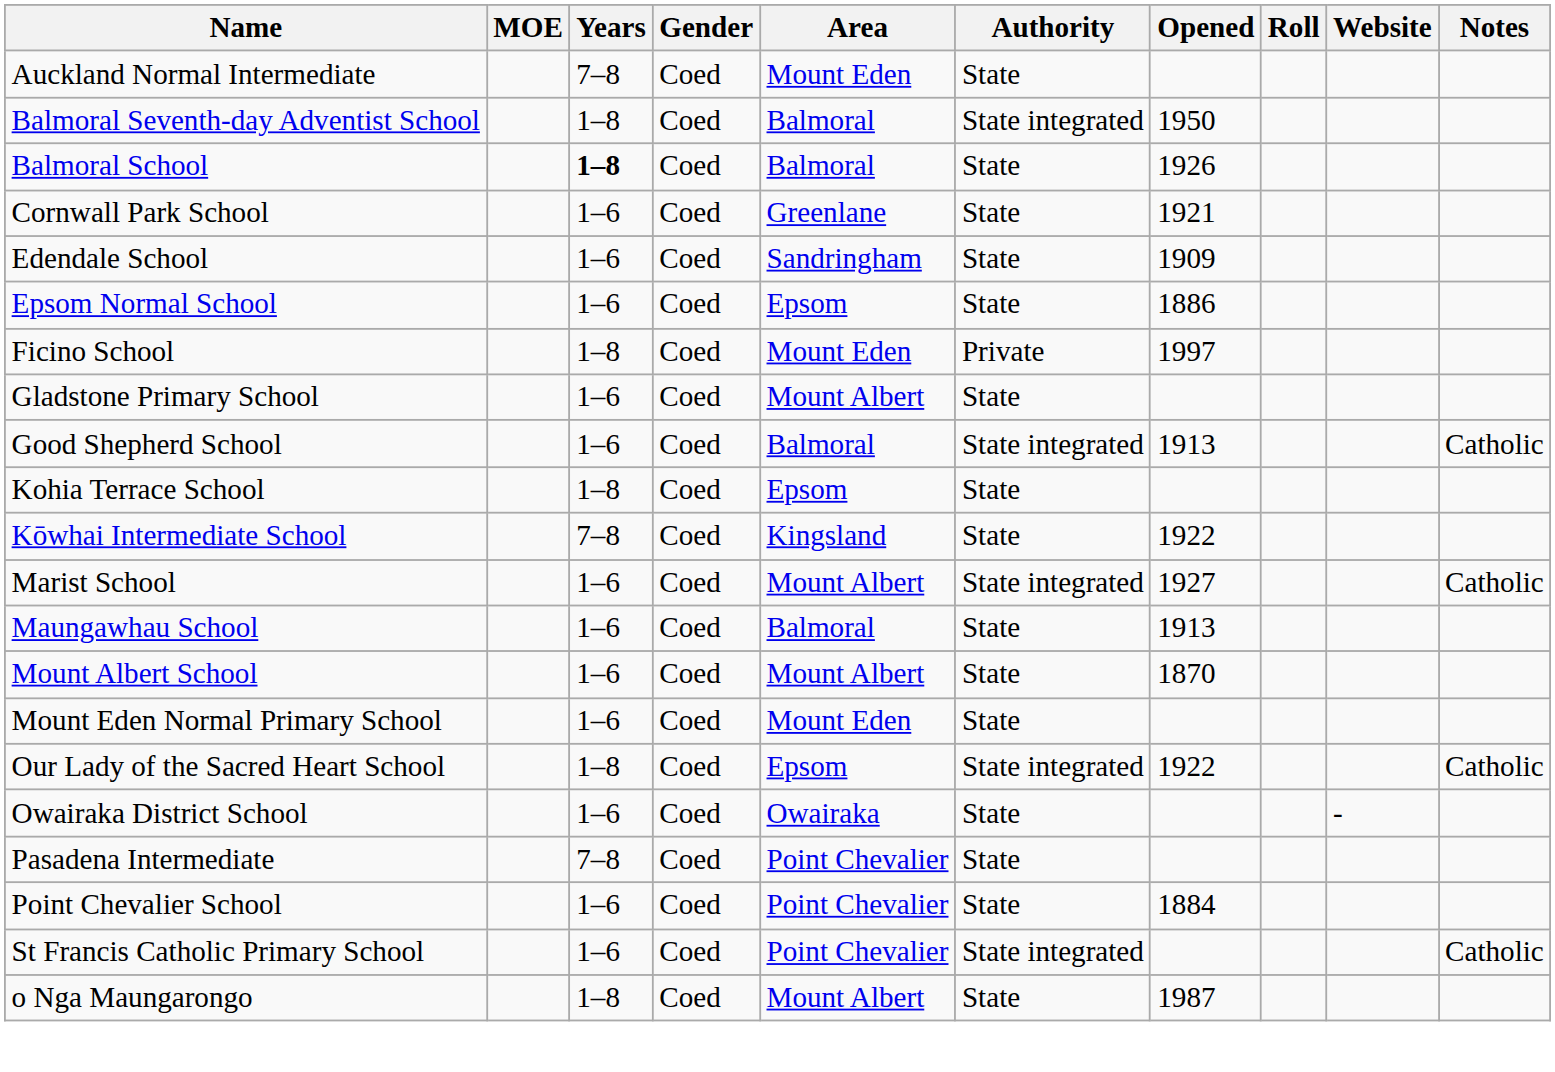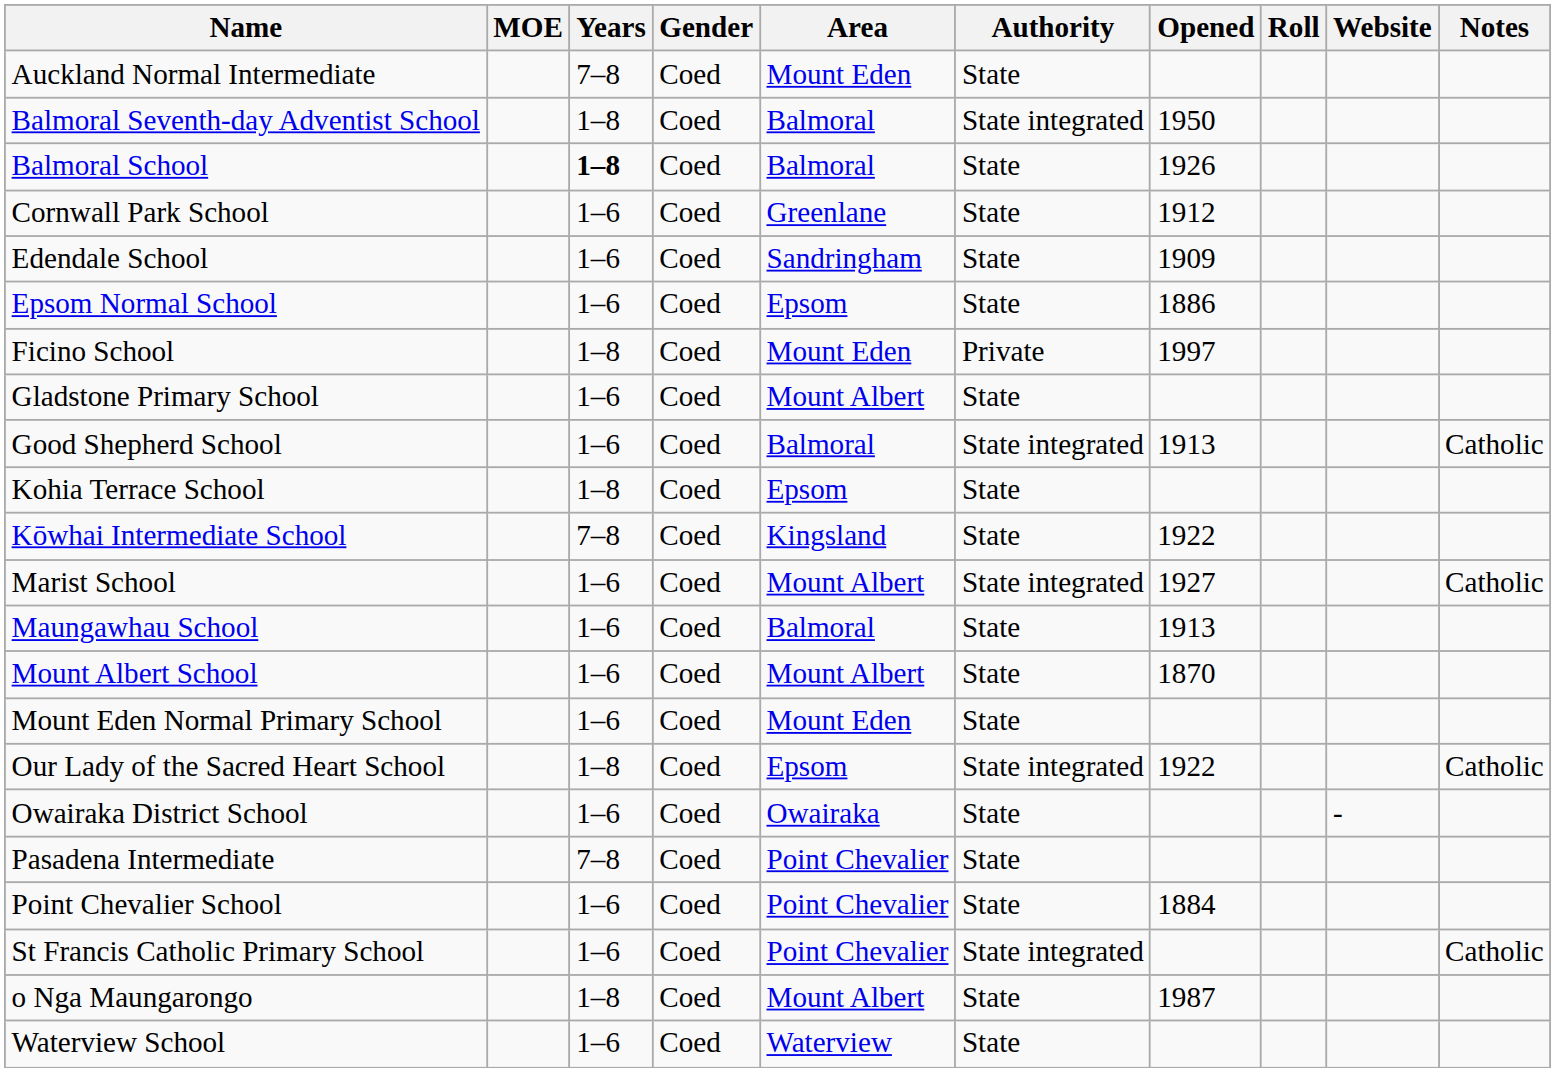(1186, 212) 1921 -> (1186, 212) 1912
+ row: (118, 1043)
